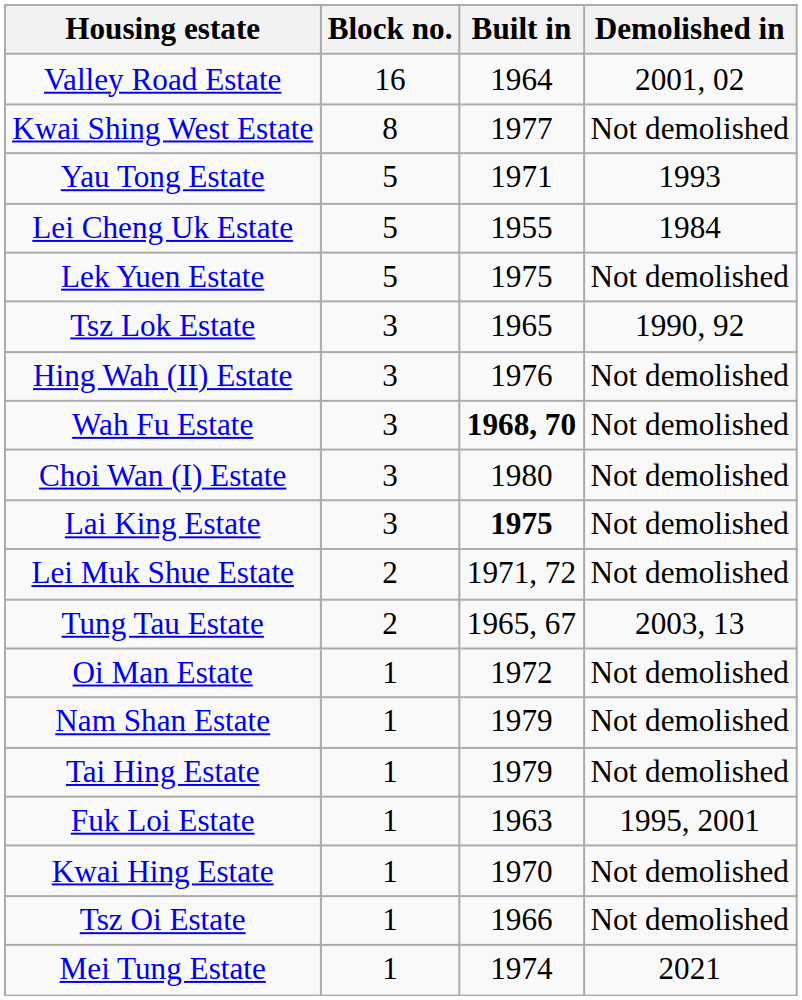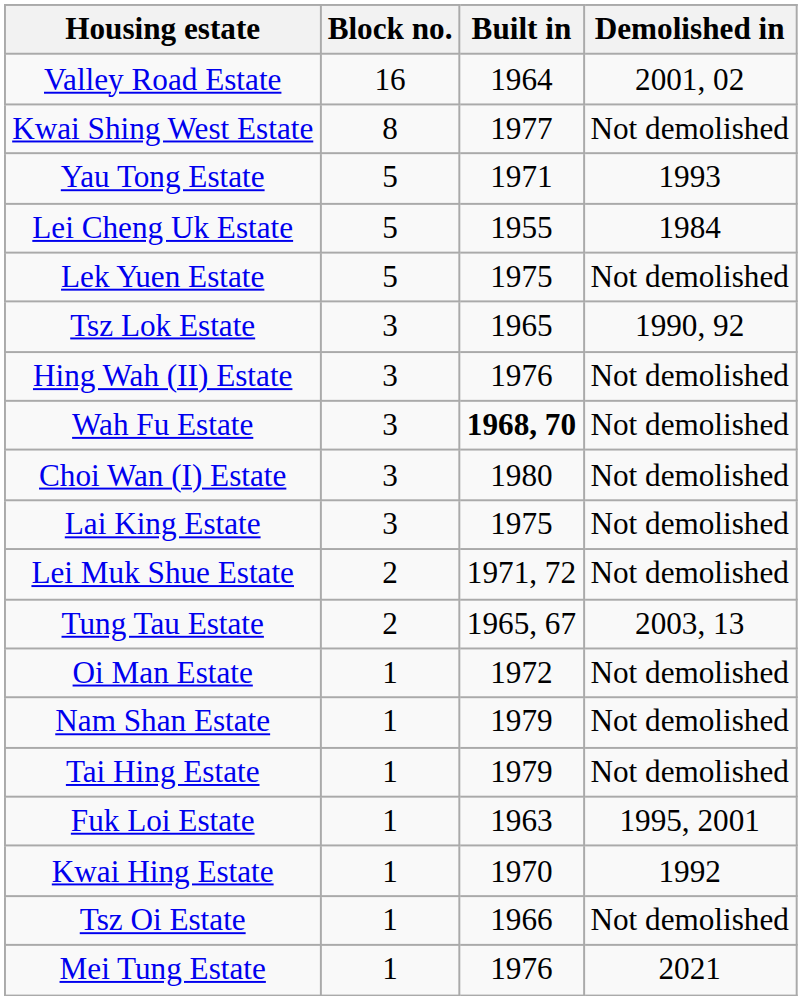(521, 524) bold -> (521, 524) normal
(690, 870) Not demolished -> (690, 870) 1992
(521, 969) 1974 -> (521, 969) 1976
